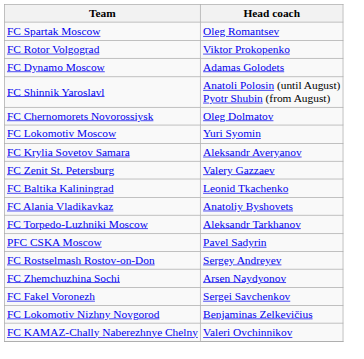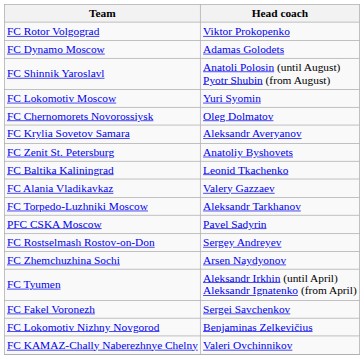- row: (54, 31)
rows swapped: (62, 134) <-> (80, 116)
(239, 170) Valery Gazzaev -> (248, 152) Anatoliy Byshovets
(248, 206) Anatoliy Byshovets -> (239, 188) Valery Gazzaev
+ row: (34, 284)
